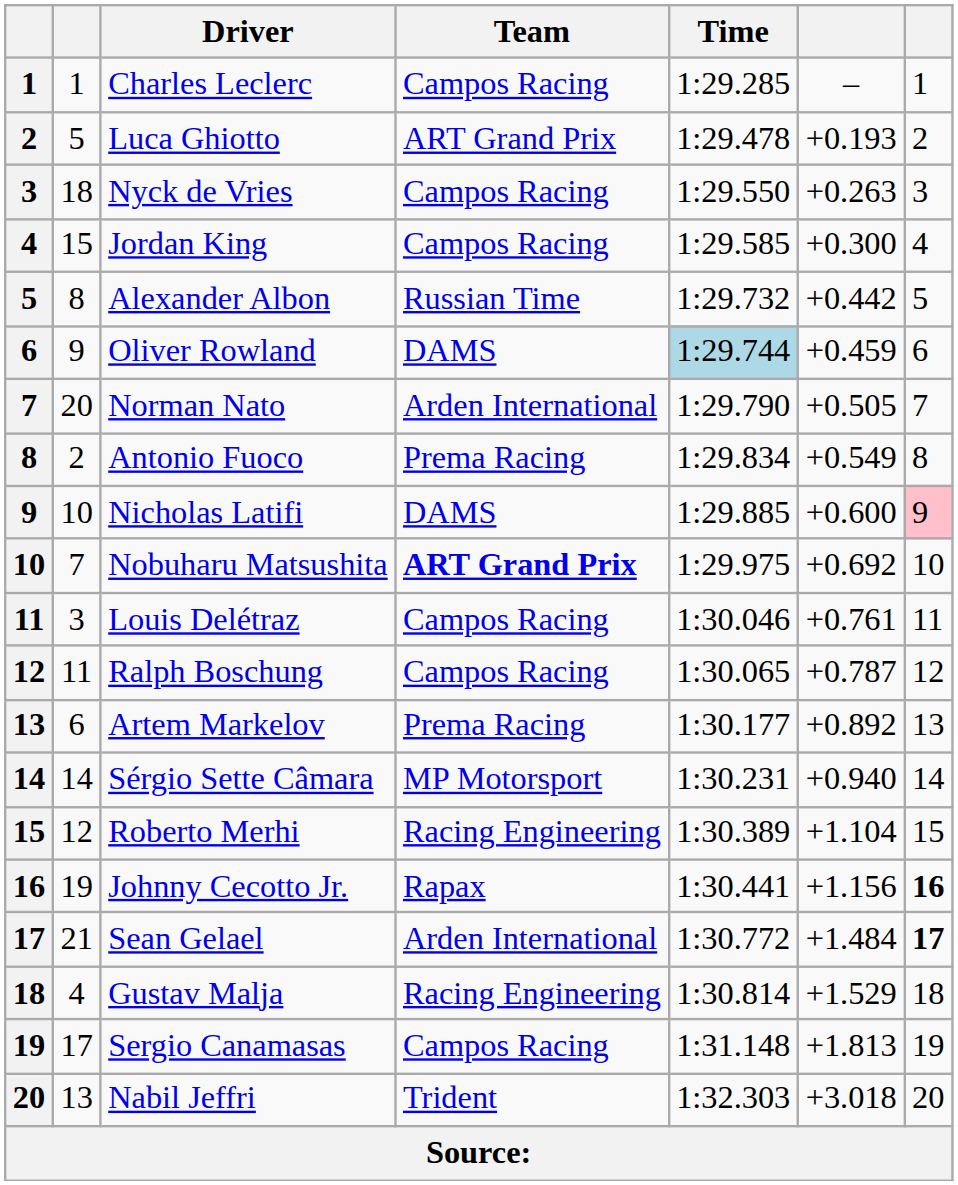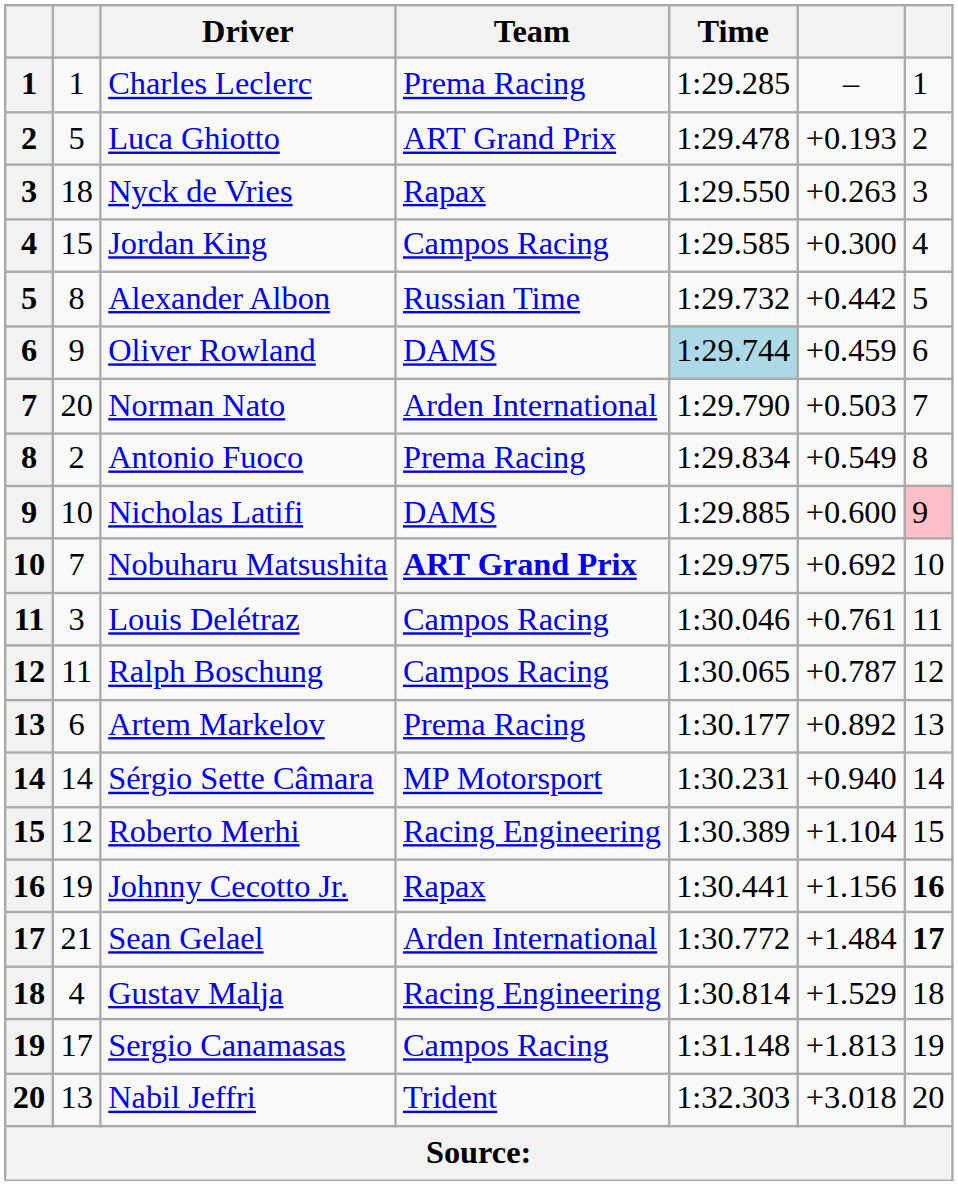(506, 84) Campos Racing -> (494, 84) Prema Racing
(506, 190) Campos Racing -> (444, 190) Rapax
(851, 404) +0.505 -> (851, 404) +0.503
